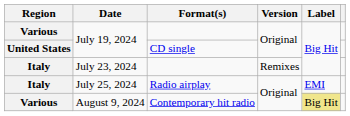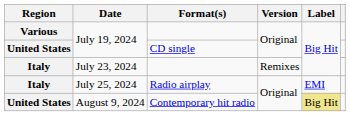(39, 102) Various -> (39, 102) United States
